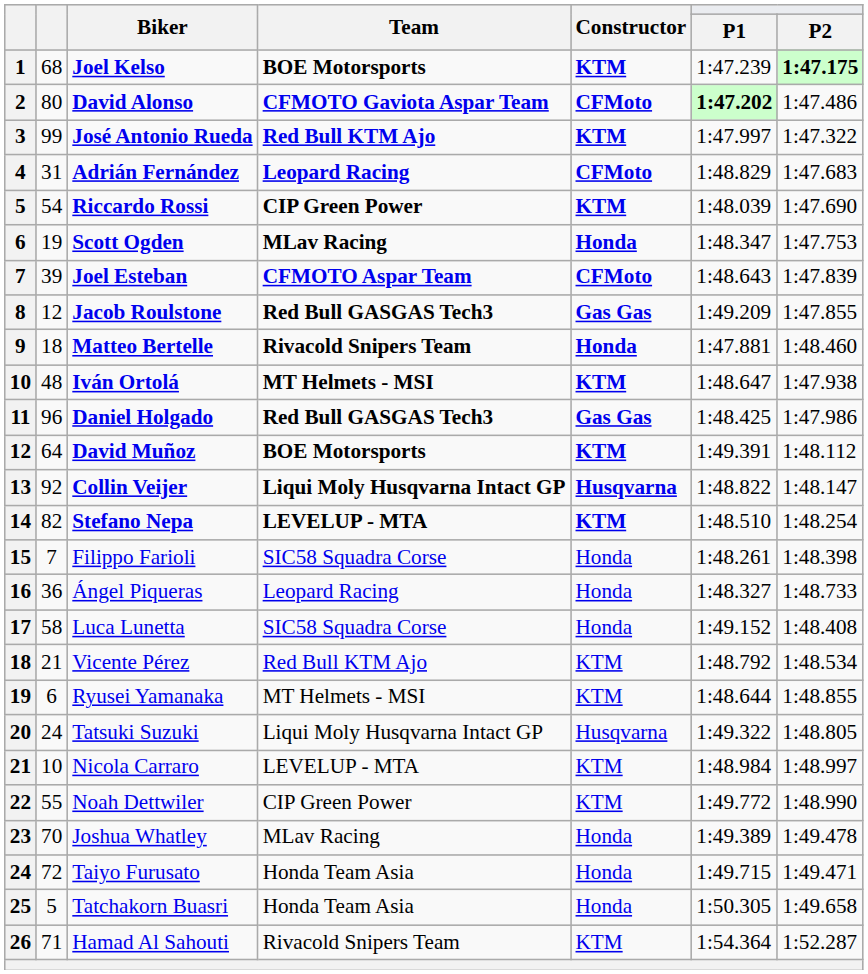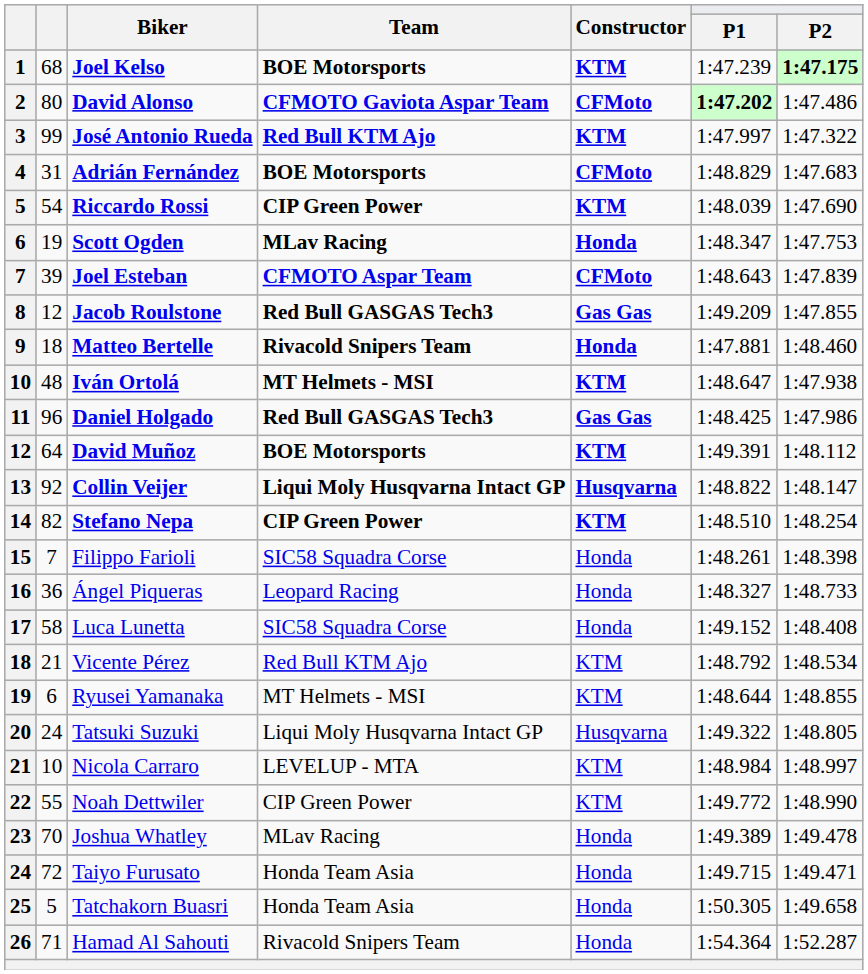(336, 171) Leopard Racing -> (344, 171) BOE Motorsports
(345, 521) LEVELUP - MTA -> (343, 521) CIP Green Power
(599, 941) KTM -> (604, 941) Honda
